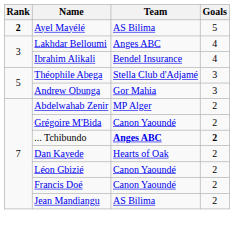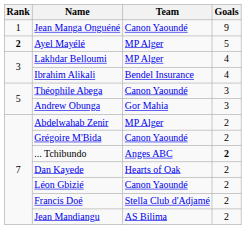+ row: (77, 28)
(134, 28) AS Bilima -> (144, 43) MP Alger
(137, 43) Anges ABC -> (144, 59) MP Alger
(156, 75) Stella Club d'Adjamé -> (156, 91) Canon Yaoundé
(137, 138) bold -> (149, 153) normal
(144, 185) Canon Yaoundé -> (167, 201) Stella Club d'Adjamé
